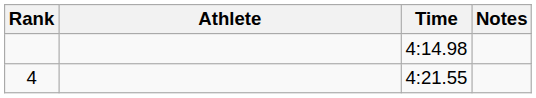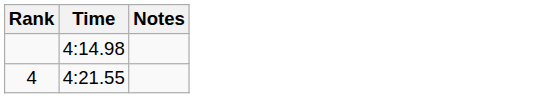- column: (230, 19)
